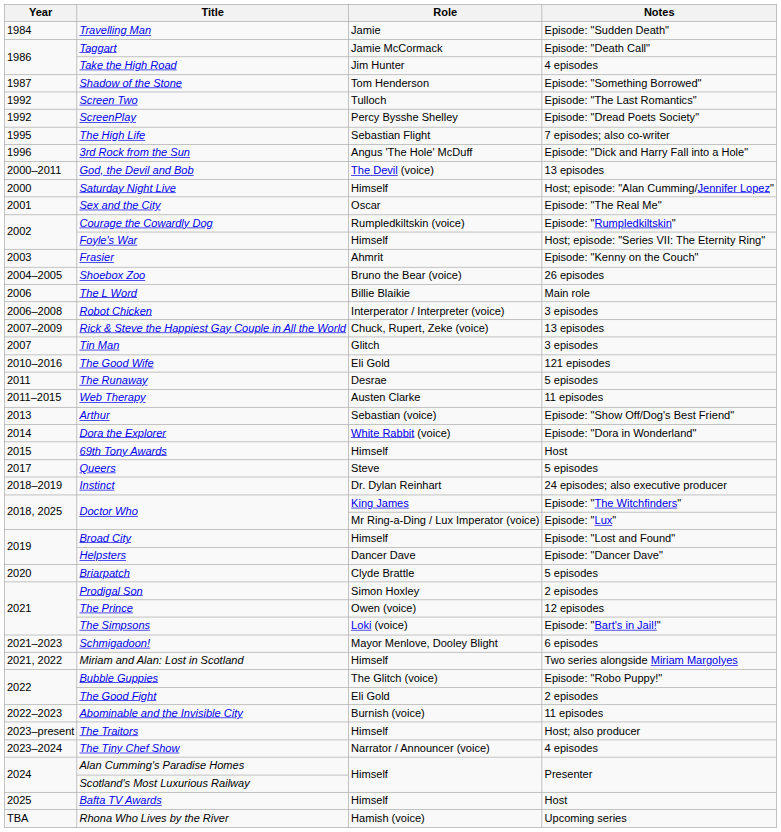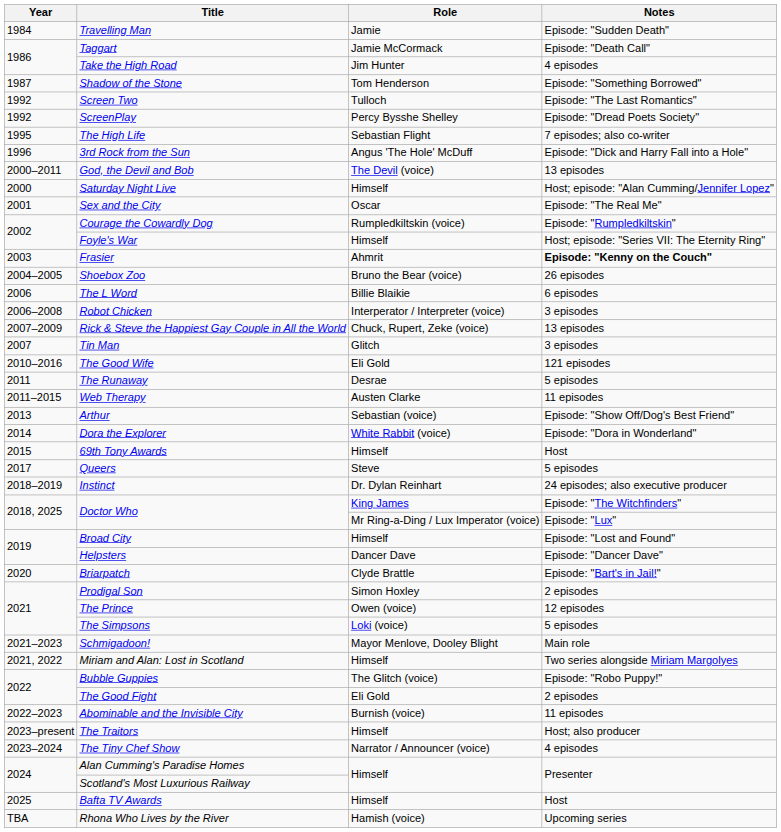(621, 258) normal -> (628, 258) bold
(567, 293) Main role -> (571, 293) 6 episodes
(571, 573) 5 episodes -> (603, 573) Episode: "Bart's in Jail!"
(603, 626) Episode: "Bart's in Jail!" -> (571, 626) 5 episodes
(571, 643) 6 episodes -> (567, 643) Main role
